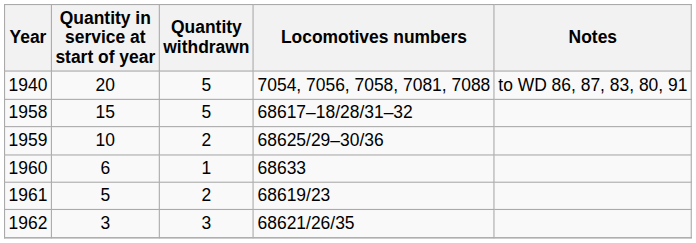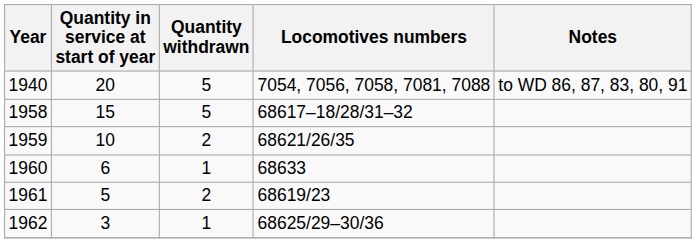(321, 140) 68625/29–30/36 -> (306, 140) 68621/26/35
(206, 223) 3 -> (206, 223) 1
(306, 223) 68621/26/35 -> (321, 223) 68625/29–30/36
